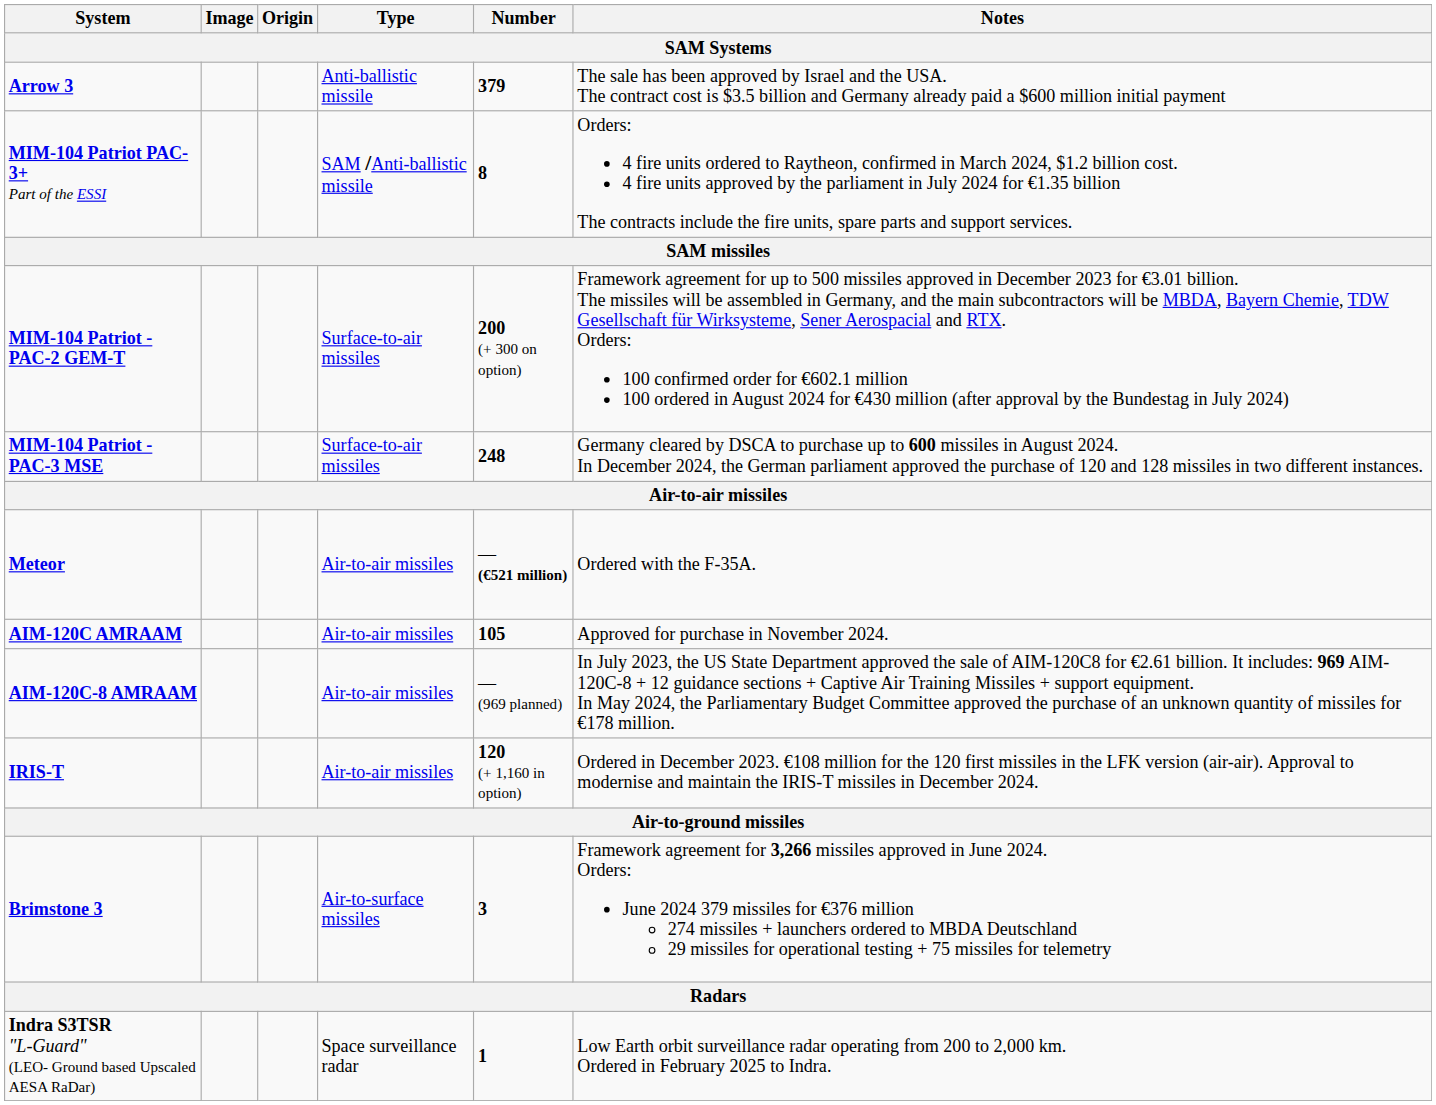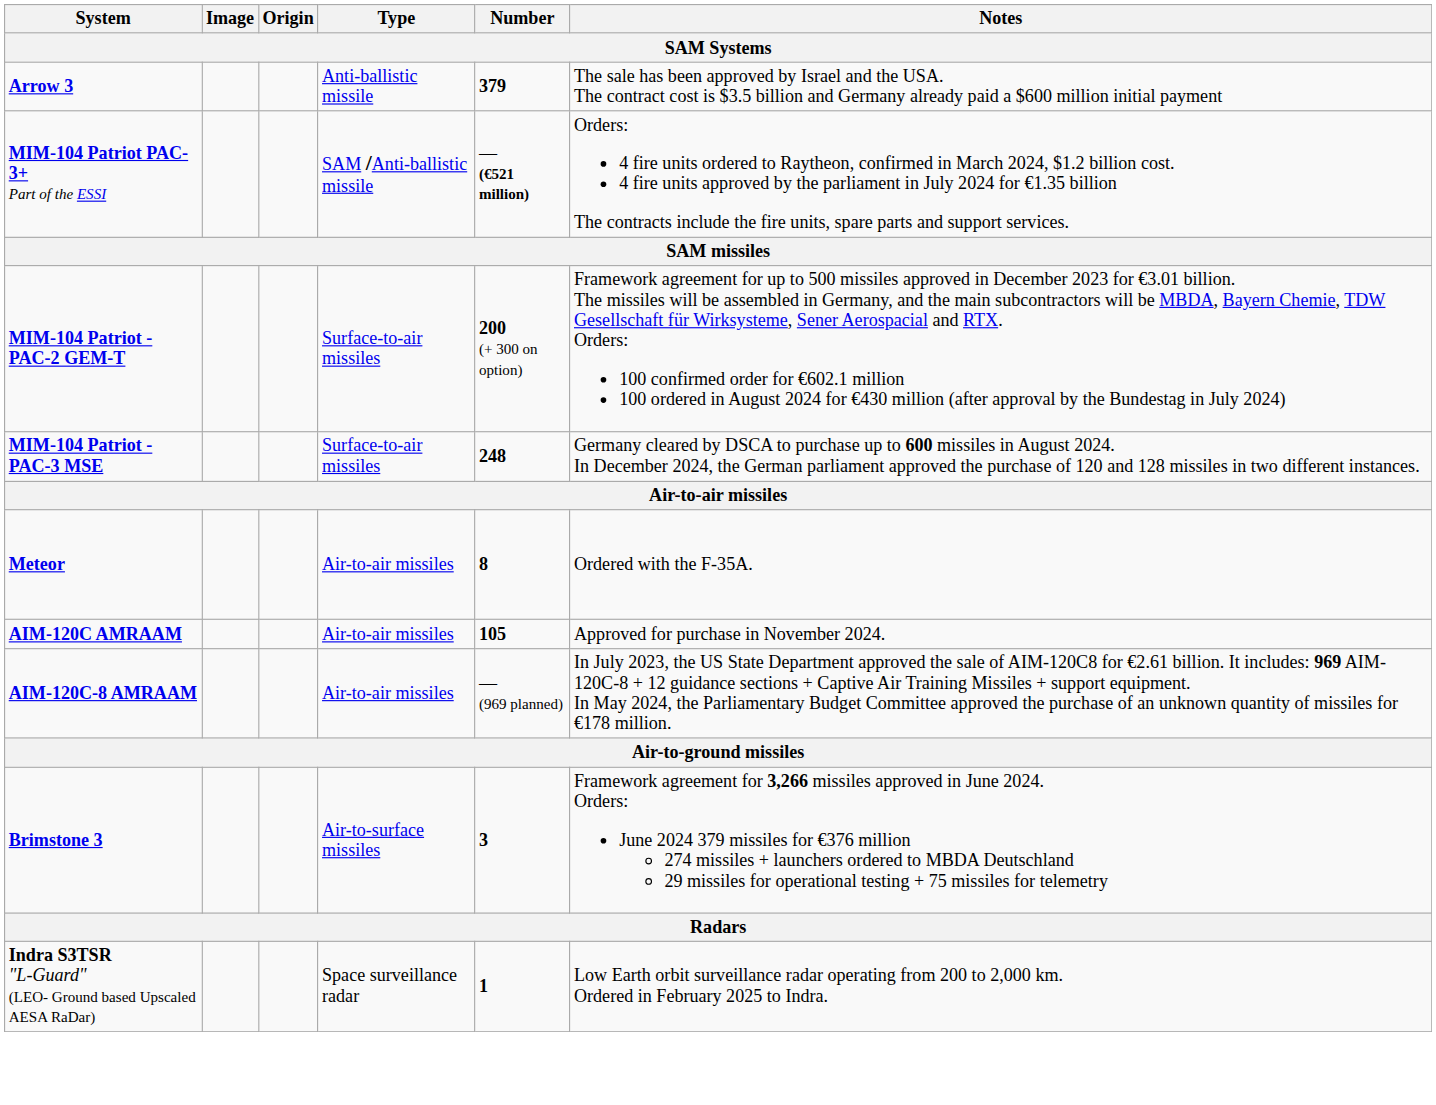(483, 173) 8 -> (504, 173) — (€521 million)
(523, 564) — (€521 million) -> (483, 564) 8
- row: (36, 772)
